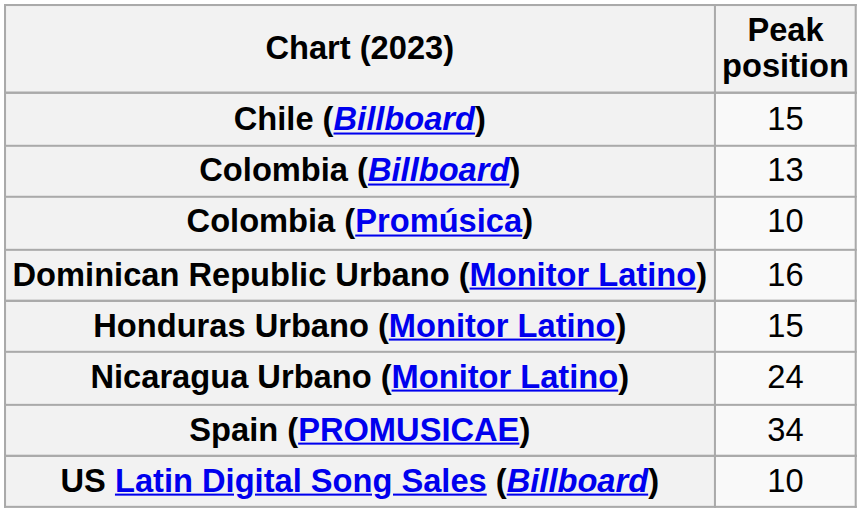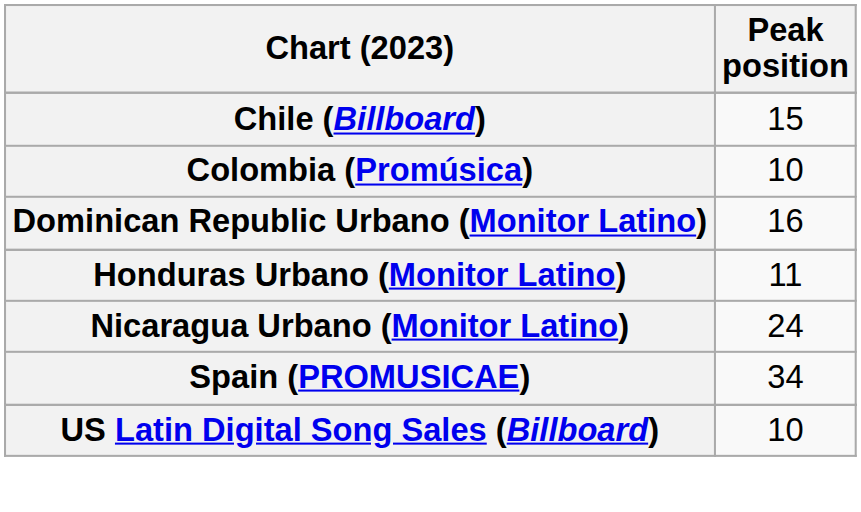- row: (360, 170)
(786, 325) 15 -> (786, 274) 11
